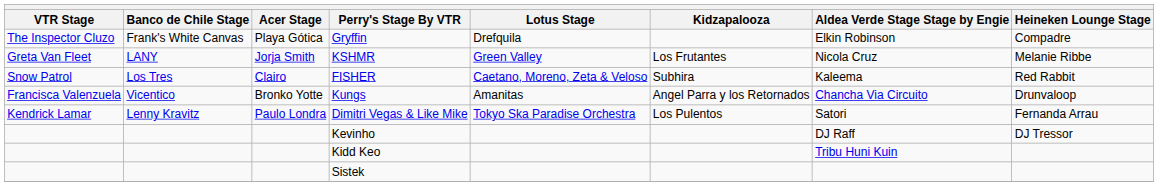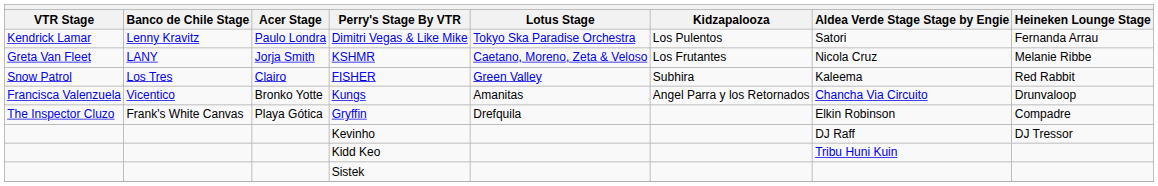rows swapped: (400, 114) <-> (349, 38)
(507, 57) Green Valley -> (560, 57) Caetano, Moreno, Zeta & Veloso
(560, 76) Caetano, Moreno, Zeta & Veloso -> (507, 76) Green Valley
